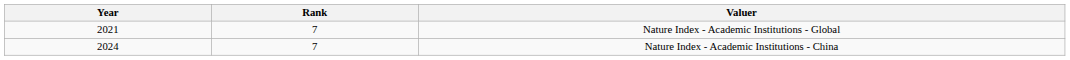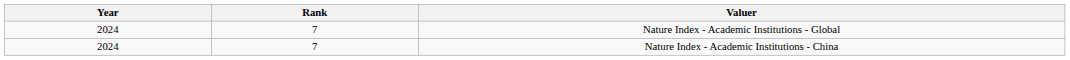(108, 30) 2021 -> (108, 30) 2024
